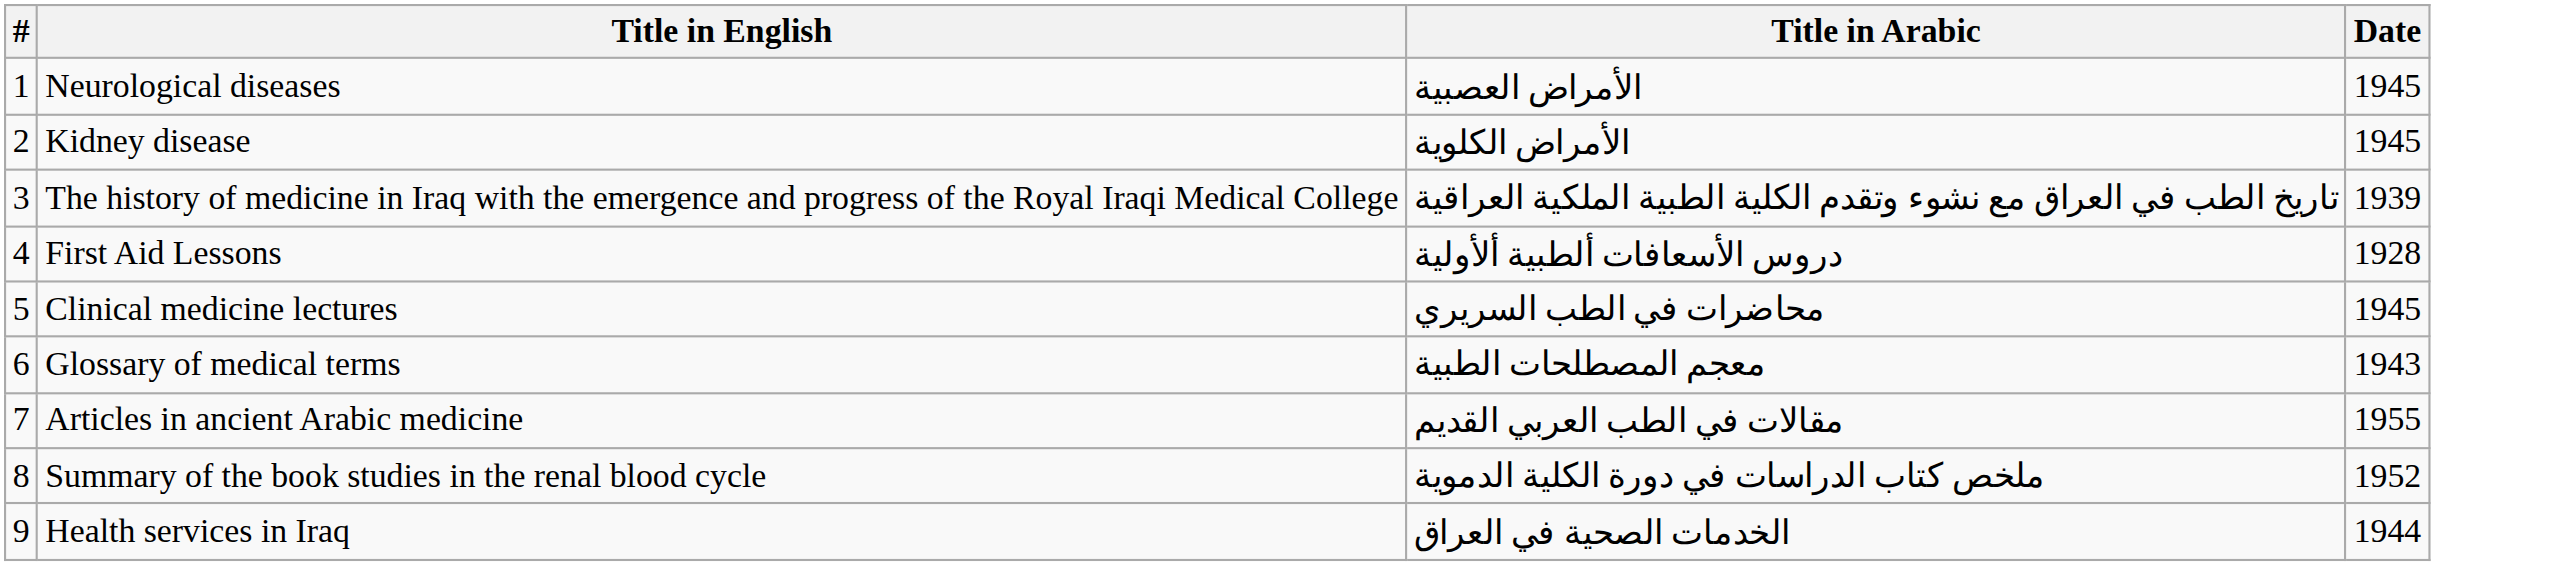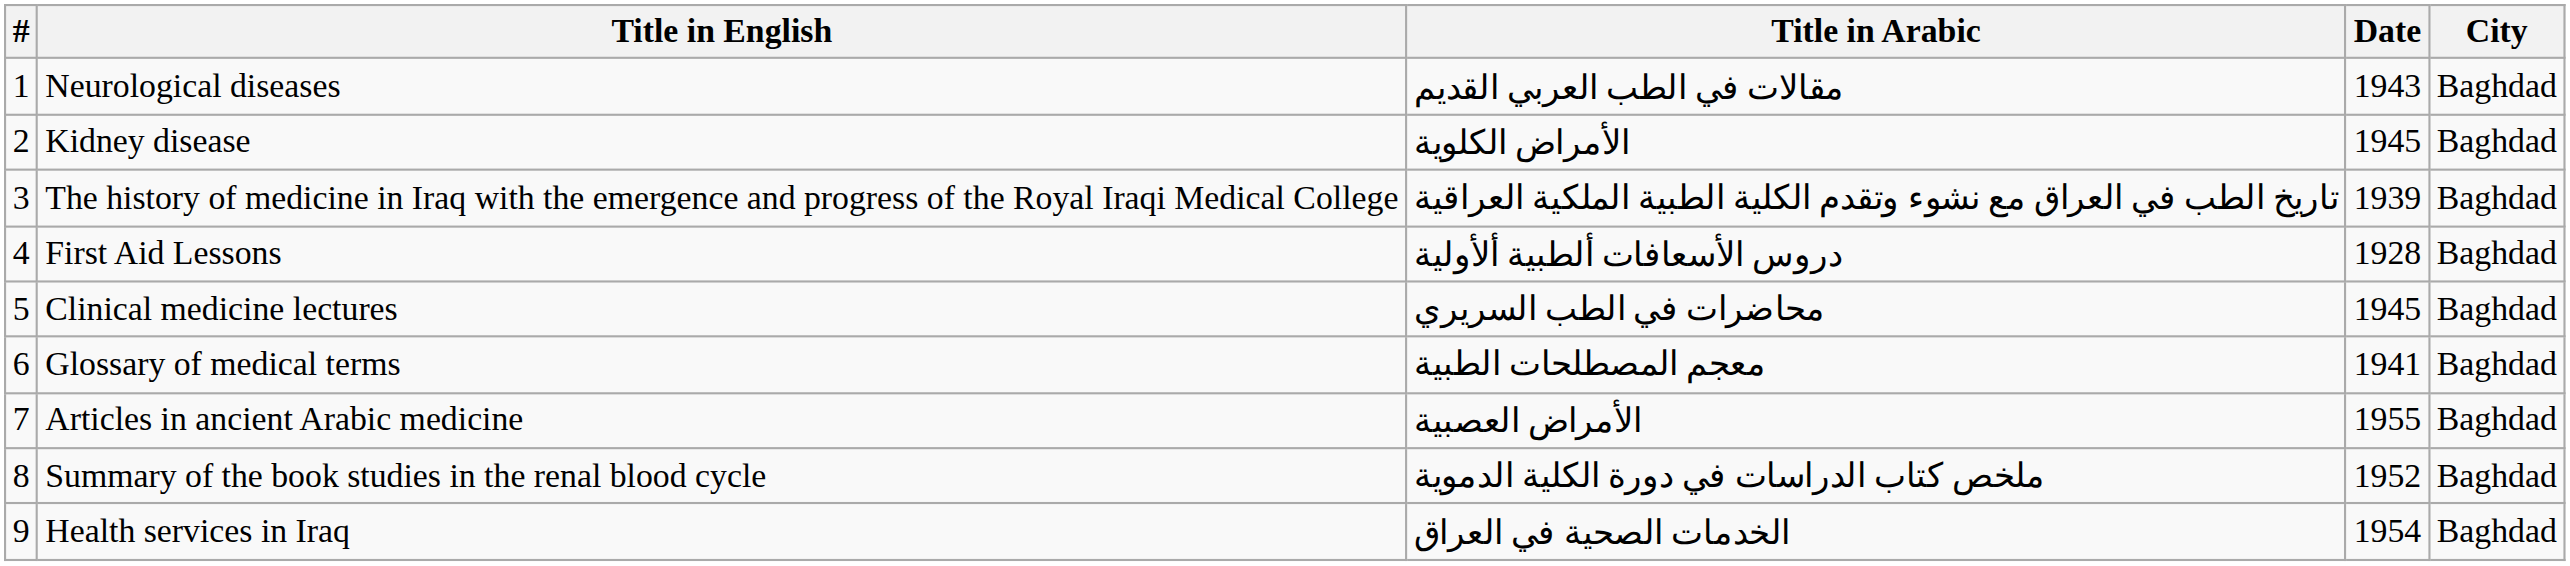+ column: (2497, 31)
(1528, 86) الأمراض العصبية -> (1629, 86) مقالات في الطب العربي القديم
(2387, 85) 1945 -> (2387, 85) 1943
(2387, 364) 1943 -> (2387, 364) 1941
(1629, 420) مقالات في الطب العربي القديم -> (1528, 420) الأمراض العصبية
(2387, 531) 1944 -> (2387, 531) 1954
